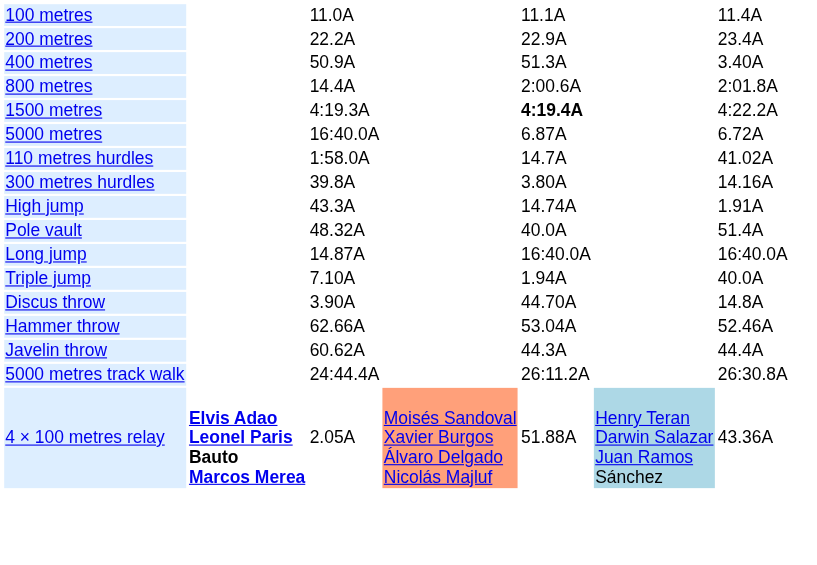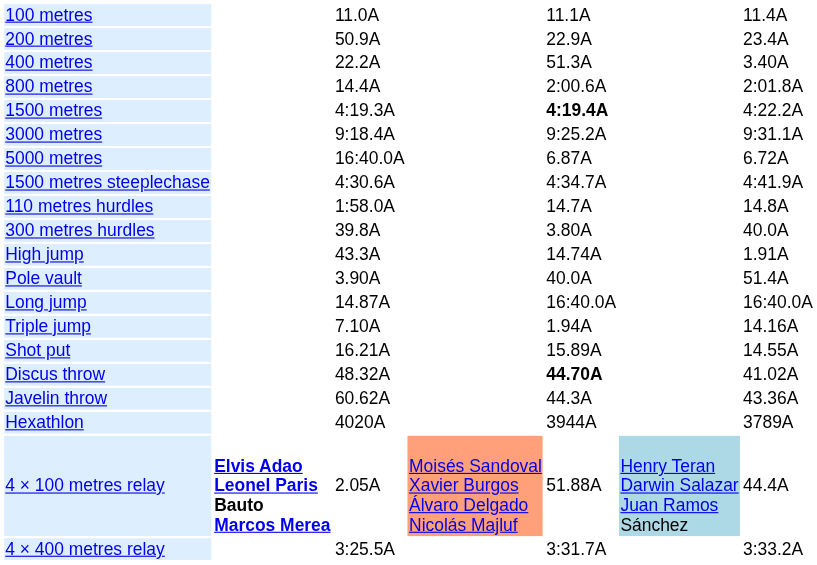(332, 39) 22.2A -> (358, 39) 50.9A
(332, 62) 50.9A -> (358, 62) 22.2A
+ row: (54, 134)
+ row: (108, 182)
(745, 158) 41.02A -> (766, 206) 14.8A
(745, 182) 14.16A -> (766, 230) 40.0A
(337, 230) 48.32A -> (358, 278) 3.90A
(741, 278) 40.0A -> (771, 326) 14.16A
+ row: (38, 350)
(332, 302) 3.90A -> (363, 374) 48.32A
(549, 302) normal -> (574, 374) bold
(741, 302) 14.8A -> (771, 374) 41.02A
- row: (62, 326)
(741, 350) 44.4A -> (771, 398) 43.36A
+ row: (45, 422)
- row: (95, 374)
(745, 437) 43.36A -> (766, 485) 44.4A
+ row: (85, 549)
